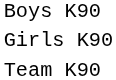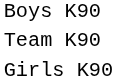rows swapped: (58, 41) <-> (52, 71)
